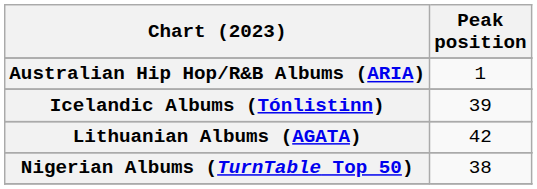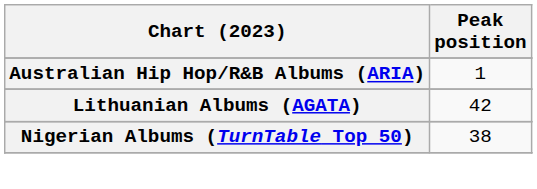- row: (217, 105)
